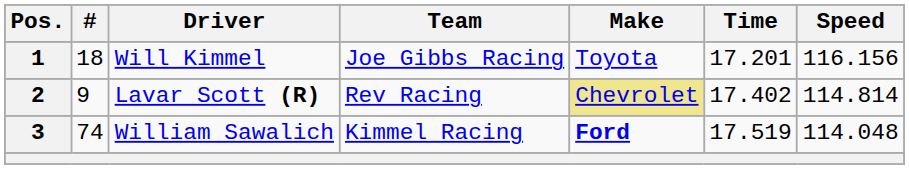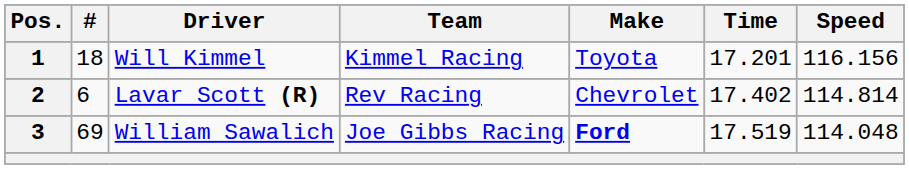(455, 61) Joe Gibbs Racing -> (434, 61) Kimmel Racing
(83, 97) 9 -> (83, 97) 6
(637, 97) khaki background -> (637, 97) no background
(90, 134) 74 -> (90, 134) 69
(434, 134) Kimmel Racing -> (455, 134) Joe Gibbs Racing
